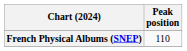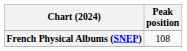(163, 38) 110 -> (163, 38) 108
